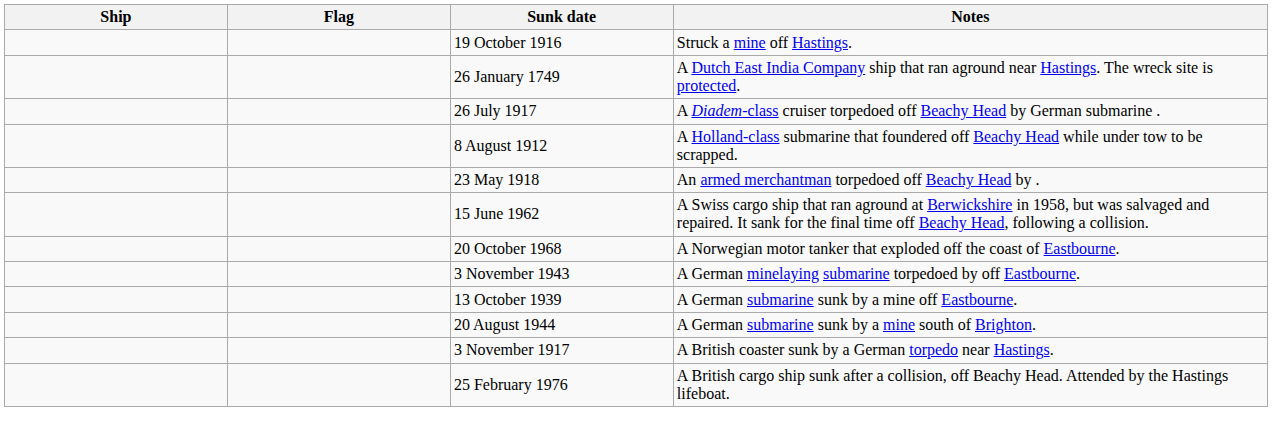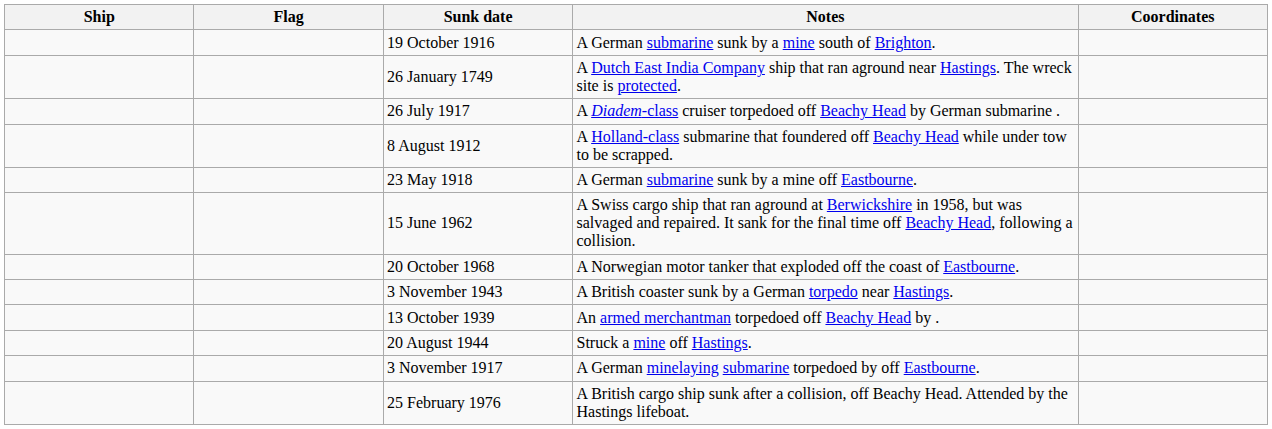+ column: (1173, 17)
(764, 42) Struck a mine off Hastings. -> (756, 42) A German submarine sunk by a mine south of Brighton.
(858, 180) An armed merchantman torpedoed off Beachy Head by . -> (747, 180) A German submarine sunk by a mine off Eastbourne.
(878, 274) A German minelaying submarine torpedoed by off Eastbourne. -> (765, 292) A British coaster sunk by a German torpedo near Hastings.
(847, 299) A German submarine sunk by a mine off Eastbourne. -> (758, 317) An armed merchantman torpedoed off Beachy Head by .
(856, 324) A German submarine sunk by a mine south of Brighton. -> (664, 342) Struck a mine off Hastings.
(865, 350) A British coaster sunk by a German torpedo near Hastings. -> (778, 368) A German minelaying submarine torpedoed by off Eastbourne.
